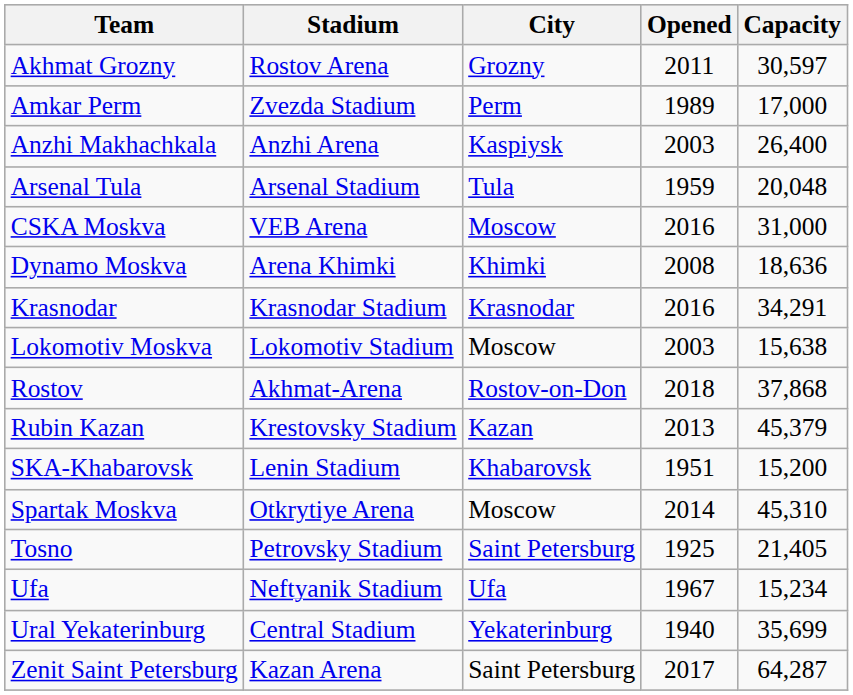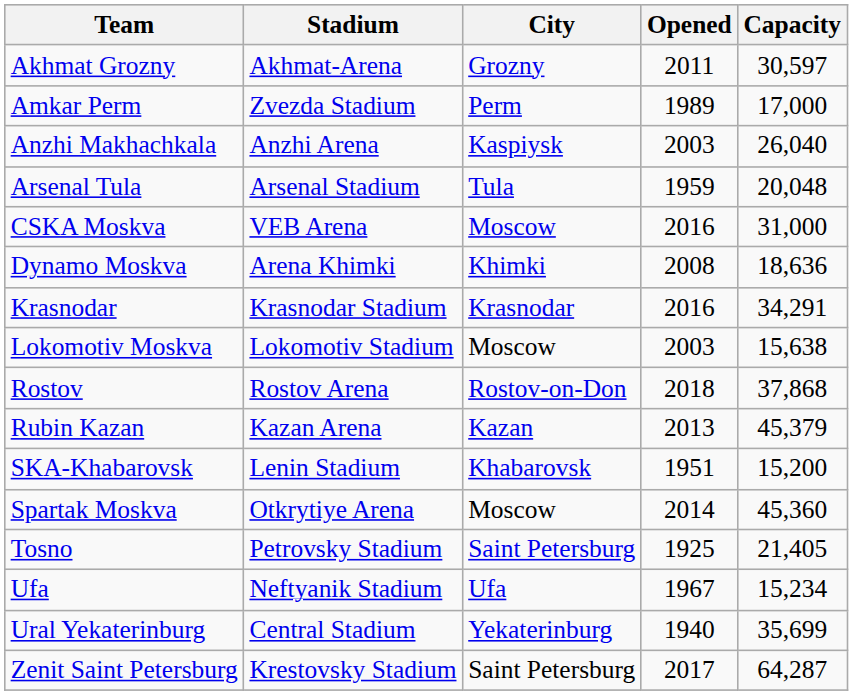(319, 65) Rostov Arena -> (326, 65) Akhmat-Arena
(792, 145) 26,400 -> (792, 145) 26,040
(326, 387) Akhmat-Arena -> (319, 387) Rostov Arena
(353, 428) Krestovsky Stadium -> (315, 428) Kazan Arena
(792, 508) 45,310 -> (792, 508) 45,360
(315, 670) Kazan Arena -> (353, 670) Krestovsky Stadium
